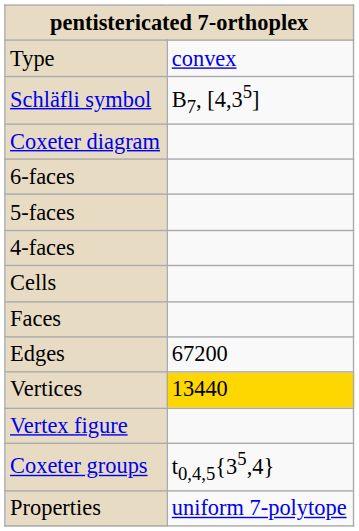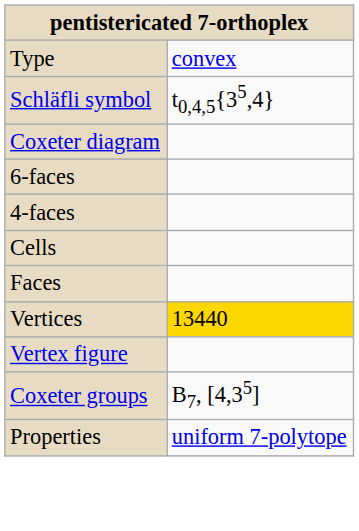(216, 99) B7, [4,35] -> (223, 99) t0,4,5{35,4}
- row: (42, 212)
- row: (37, 354)
(223, 466) t0,4,5{35,4} -> (216, 395) B7, [4,35]
